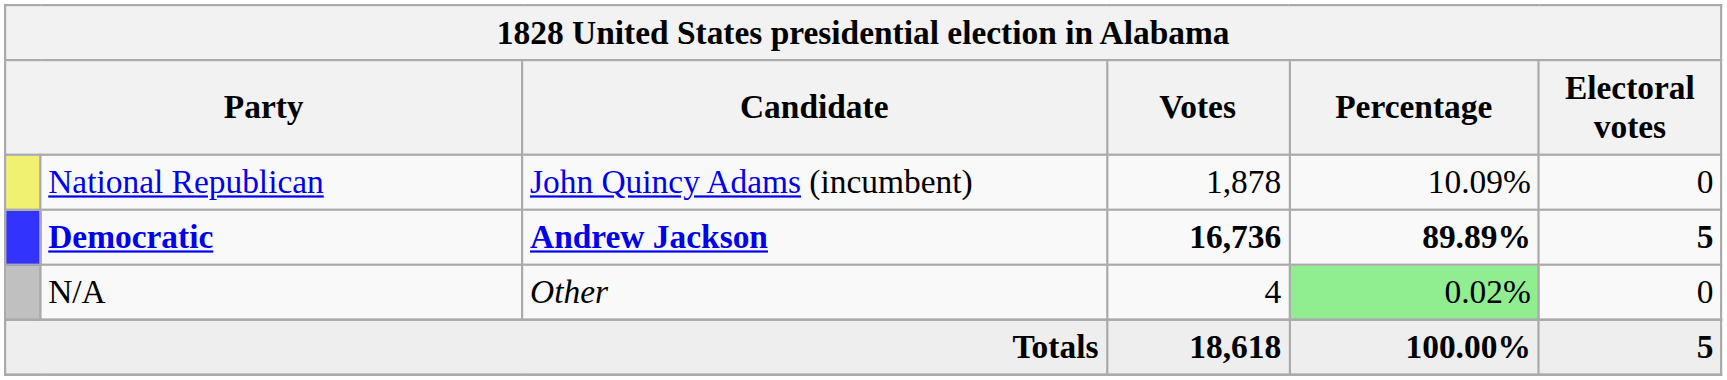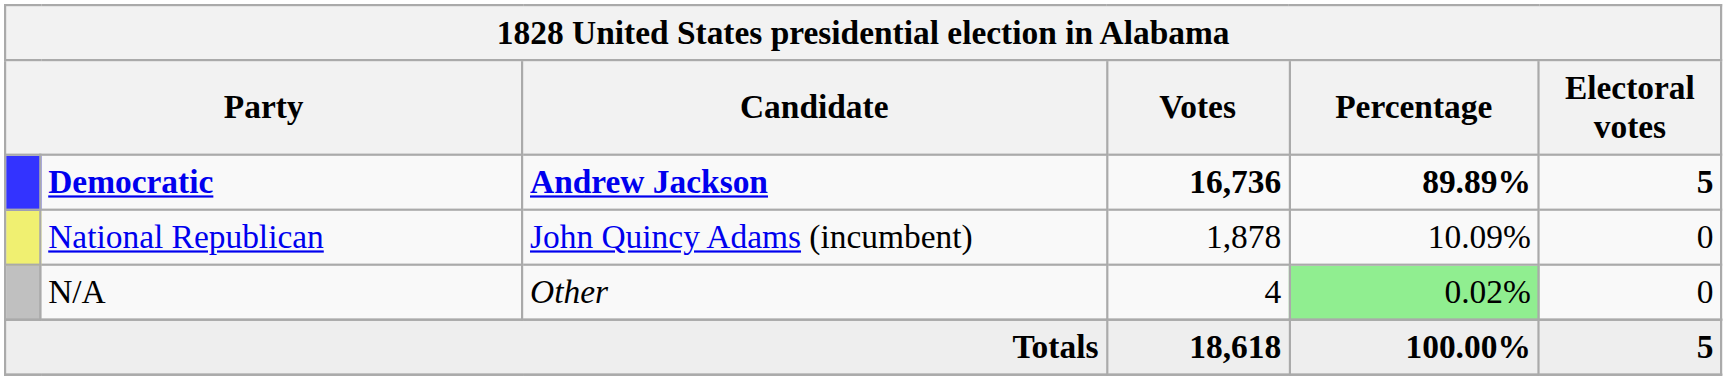rows swapped: (131, 237) <-> (186, 182)
